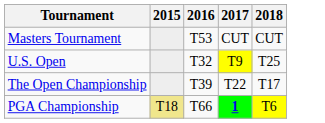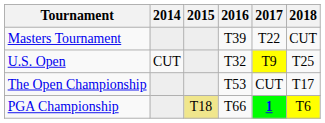+ column: (167, 16)
(201, 38) T53 -> (235, 38) T39
(235, 38) CUT -> (269, 38) T22
(201, 84) T39 -> (235, 84) T53
(235, 84) T22 -> (269, 84) CUT
